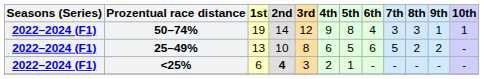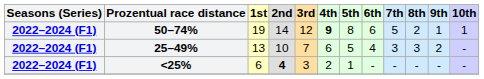(328, 31) normal -> (328, 31) bold
(373, 31) 4 -> (373, 31) 6
(395, 31) 3 -> (395, 31) 5
(417, 31) 3 -> (417, 31) 2
(306, 48) 8 -> (306, 48) 7
(373, 48) 6 -> (373, 48) 4
(395, 48) 5 -> (395, 48) 3
(417, 48) 2 -> (417, 48) 3
